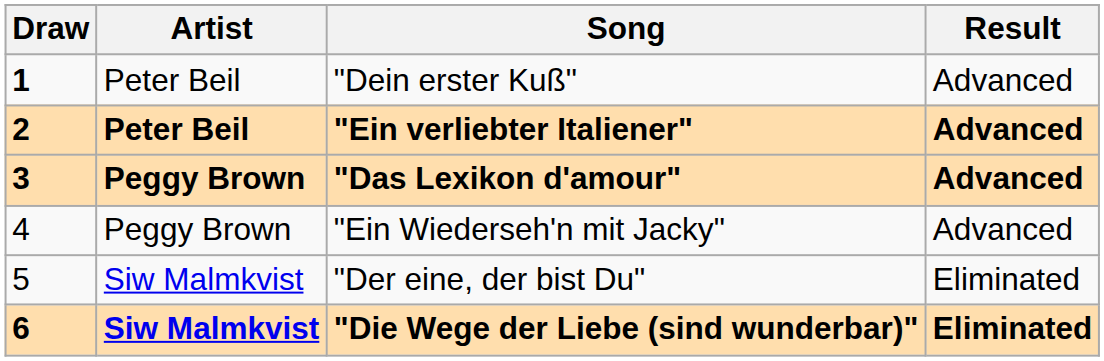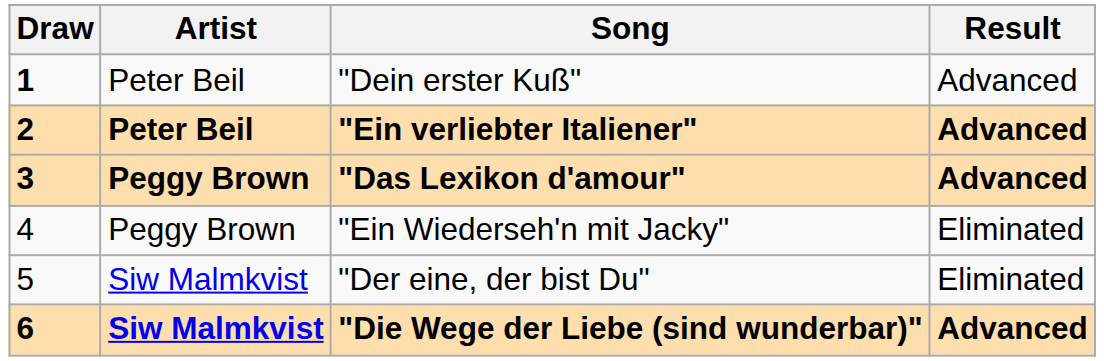(1003, 229) Advanced -> (1011, 229) Eliminated
(1013, 329) Eliminated -> (1013, 329) Advanced
